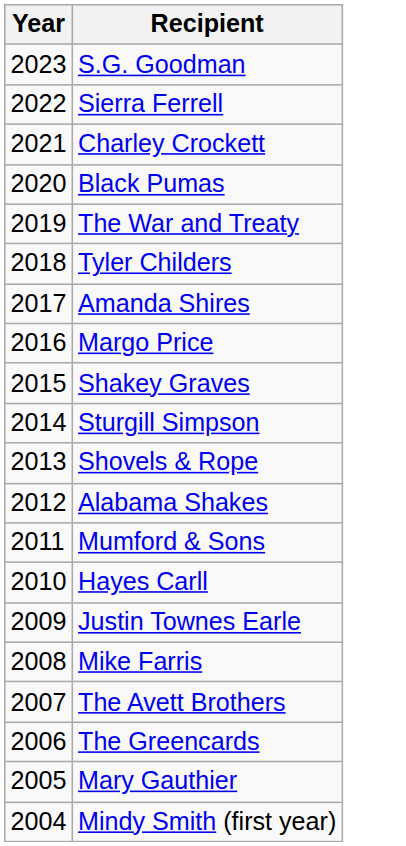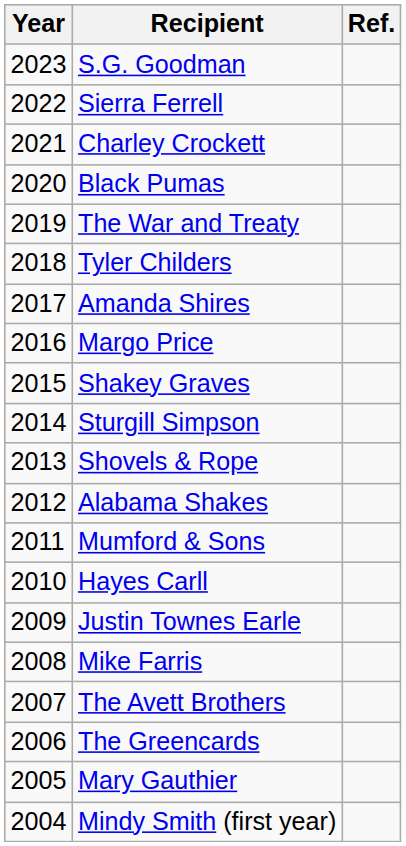+ column: (372, 24)
